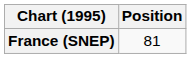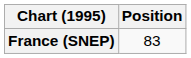(152, 41) 81 -> (152, 41) 83
